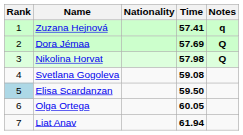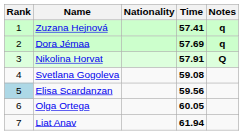(222, 43) Q -> (222, 43) q
(192, 59) 57.98 -> (192, 59) 57.91
(192, 91) 59.50 -> (192, 91) 59.56
